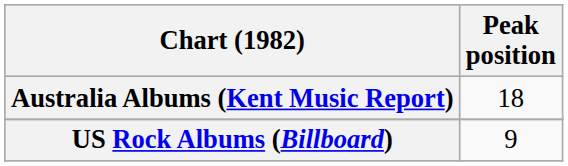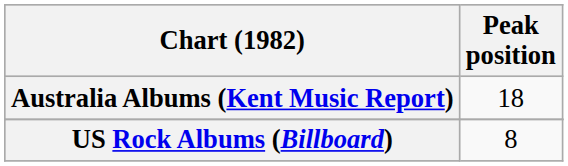(511, 139) 9 -> (511, 139) 8
